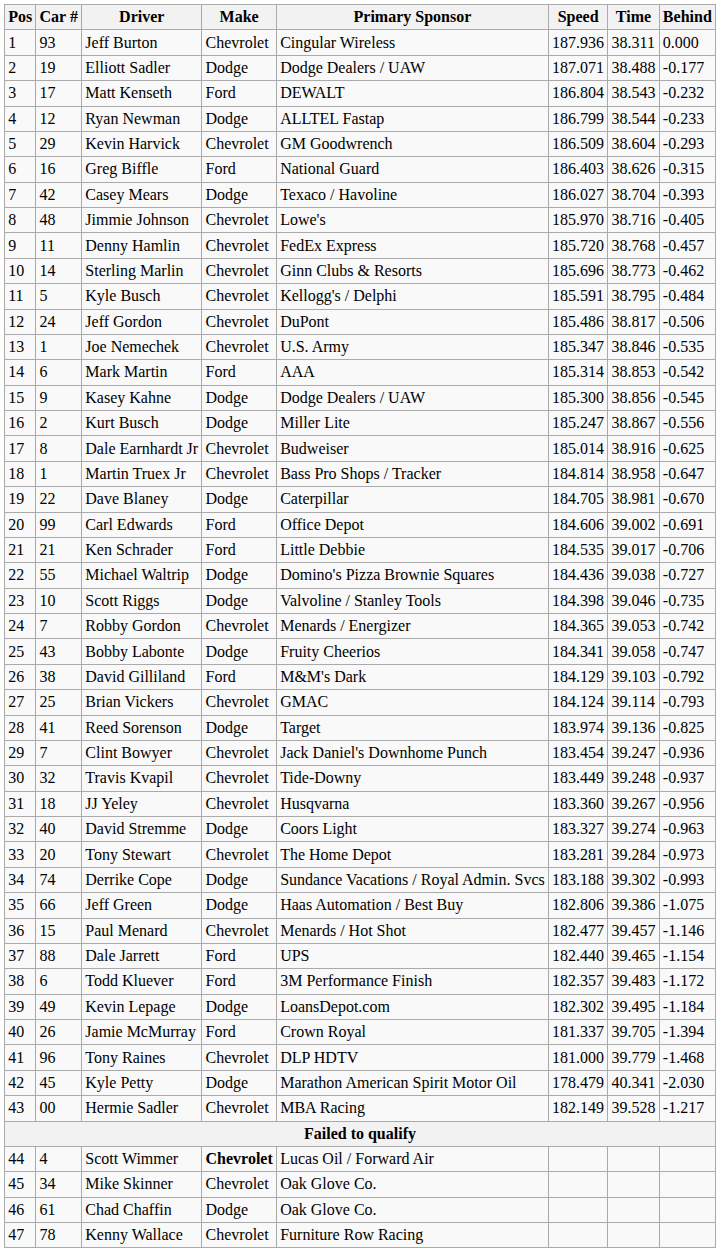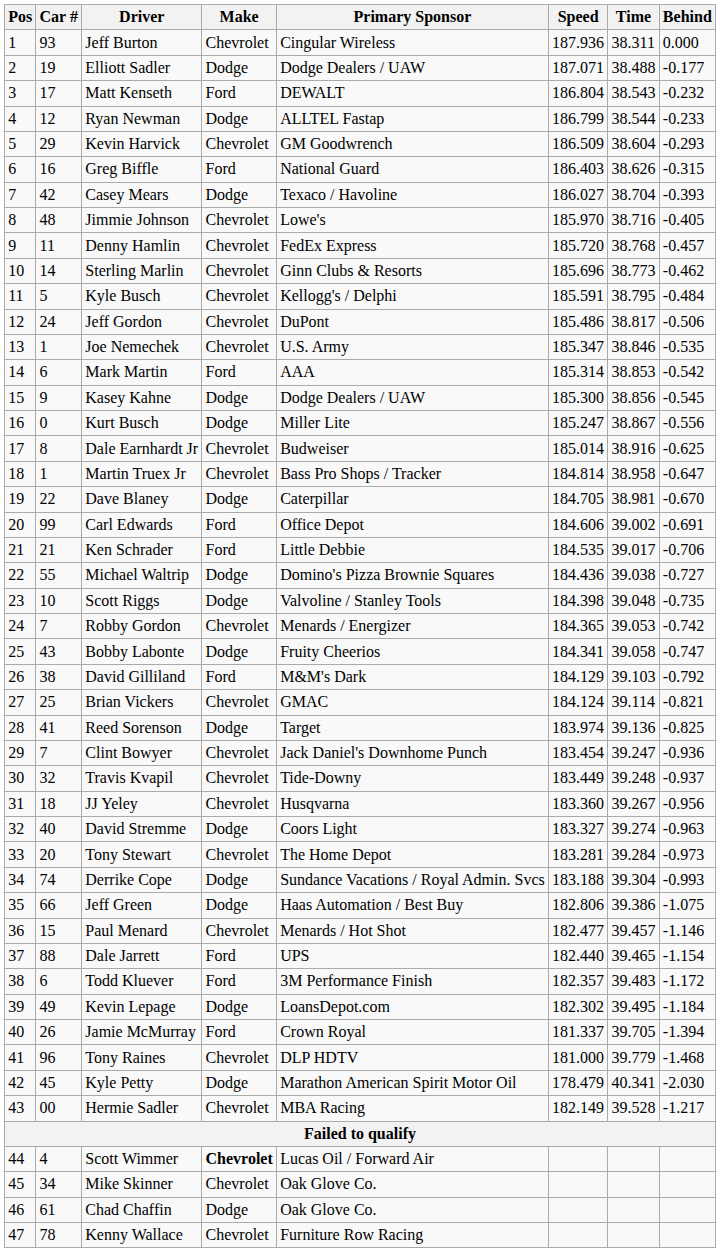(44, 423) 2 -> (44, 423) 0
(633, 600) 39.046 -> (633, 600) 39.048
(684, 702) -0.793 -> (684, 702) -0.821
(633, 879) 39.302 -> (633, 879) 39.304
